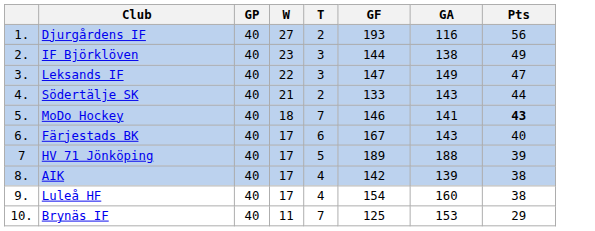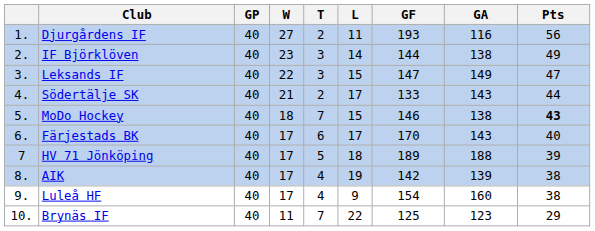+ column: (355, 15)
(446, 115) 141 -> (481, 115) 138
(374, 135) 167 -> (408, 135) 170
(446, 216) 153 -> (481, 216) 123
